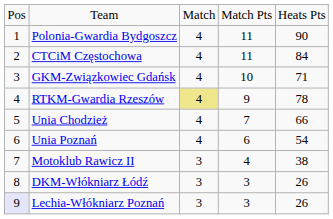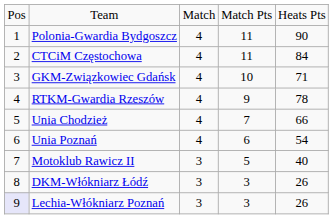(199, 98) khaki background -> (199, 98) no background
(247, 161) 4 -> (247, 161) 5
(302, 161) 38 -> (302, 161) 40
